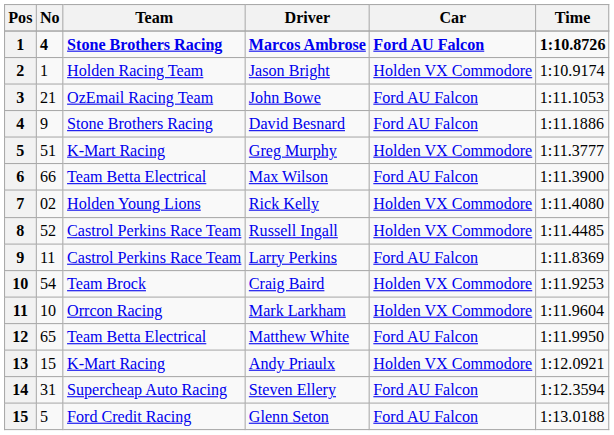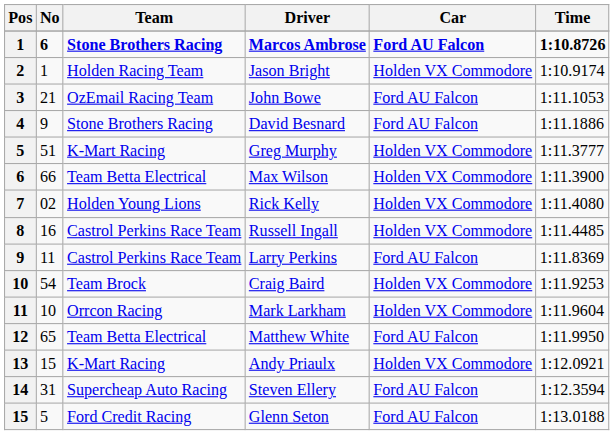(44, 44) 4 -> (44, 44) 6
(426, 177) Ford AU Falcon -> (453, 177) Holden VX Commodore
(48, 230) 52 -> (48, 230) 16
